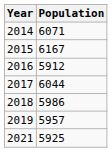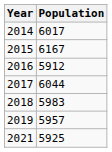(52, 31) 6071 -> (52, 31) 6017
(52, 102) 5986 -> (52, 102) 5983
